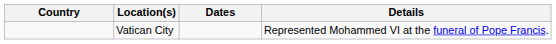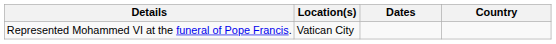columns swapped: (59, 13) <-> (406, 13)
